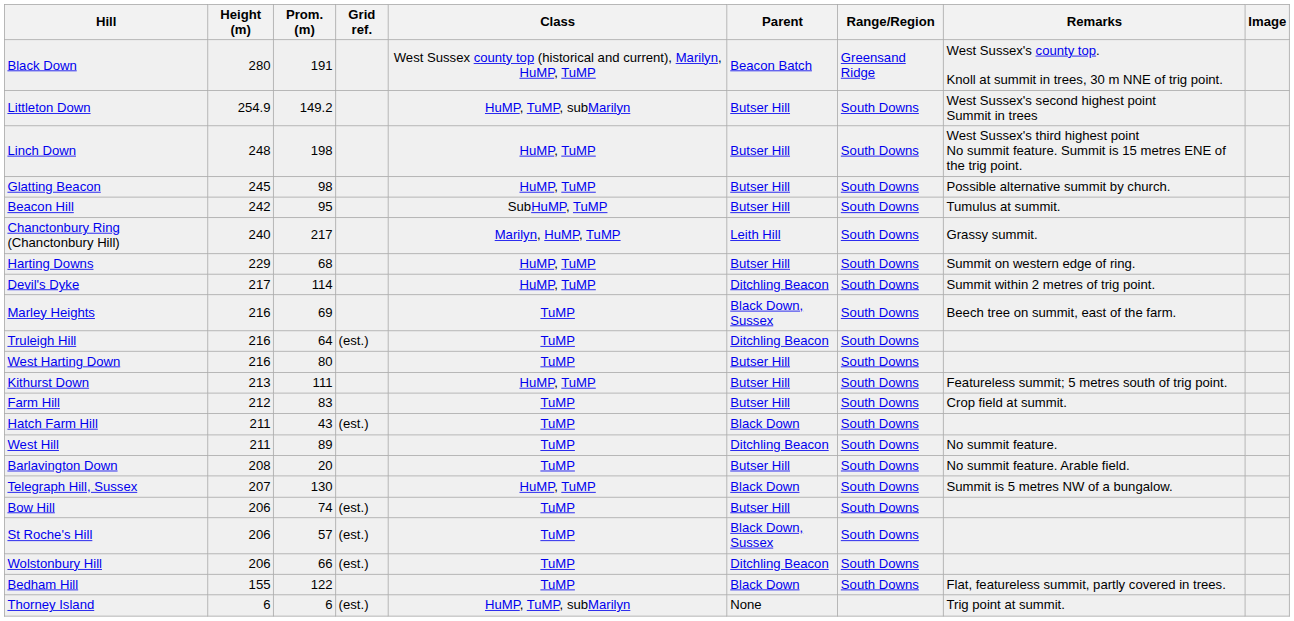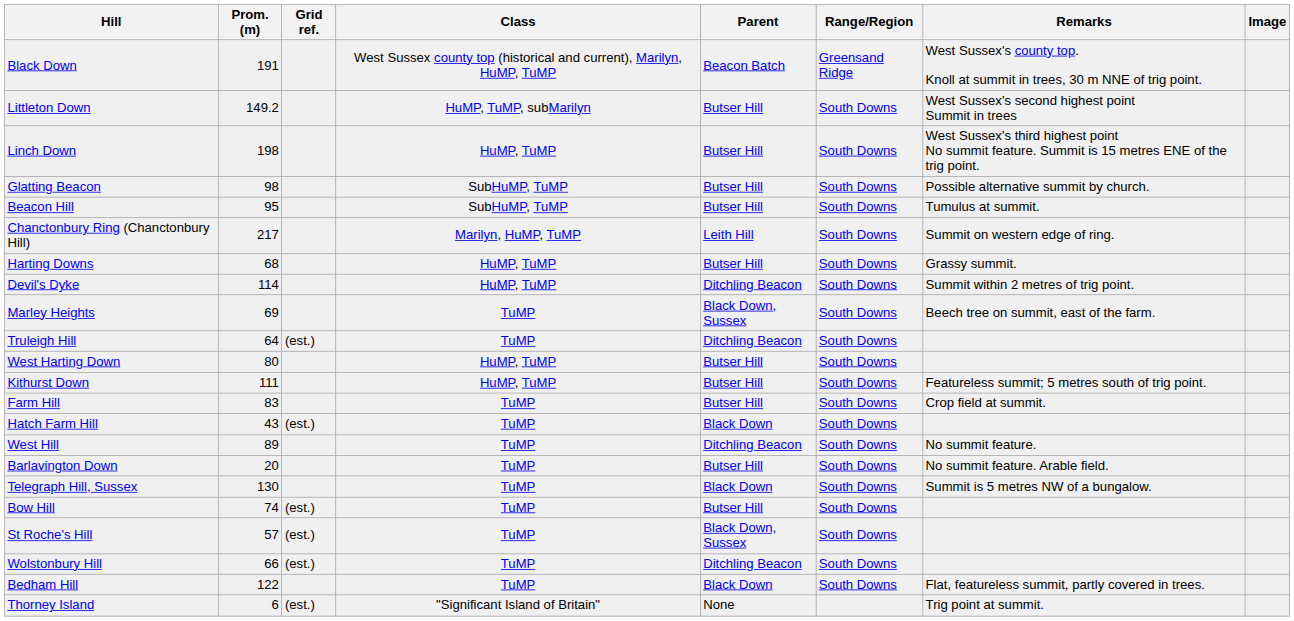- column: (241, 22)
(558, 186) HuMP, TuMP -> (518, 186) SubHuMP, TuMP
(992, 235) Grassy summit. -> (1020, 235) Summit on western edge of ring.
(1041, 263) Summit on western edge of ring. -> (971, 263) Grassy summit.
(558, 361) TuMP -> (518, 361) HuMP, TuMP
(558, 486) HuMP, TuMP -> (518, 486) TuMP
(558, 605) HuMP, TuMP, subMarilyn -> (518, 605) "Significant Island of Britain"
